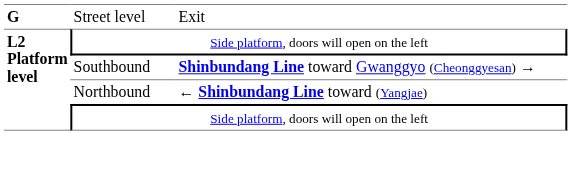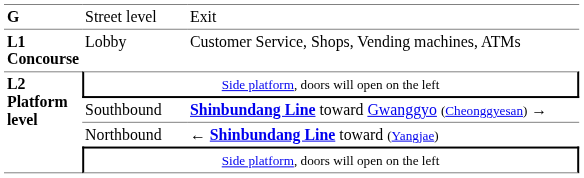+ row: (106, 41)
